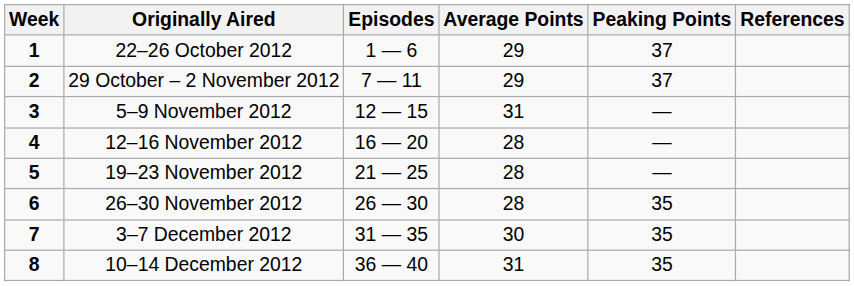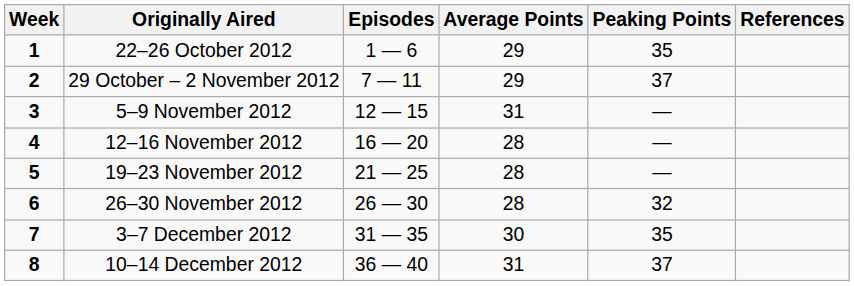(662, 50) 37 -> (662, 50) 35
(662, 204) 35 -> (662, 204) 32
(662, 265) 35 -> (662, 265) 37
